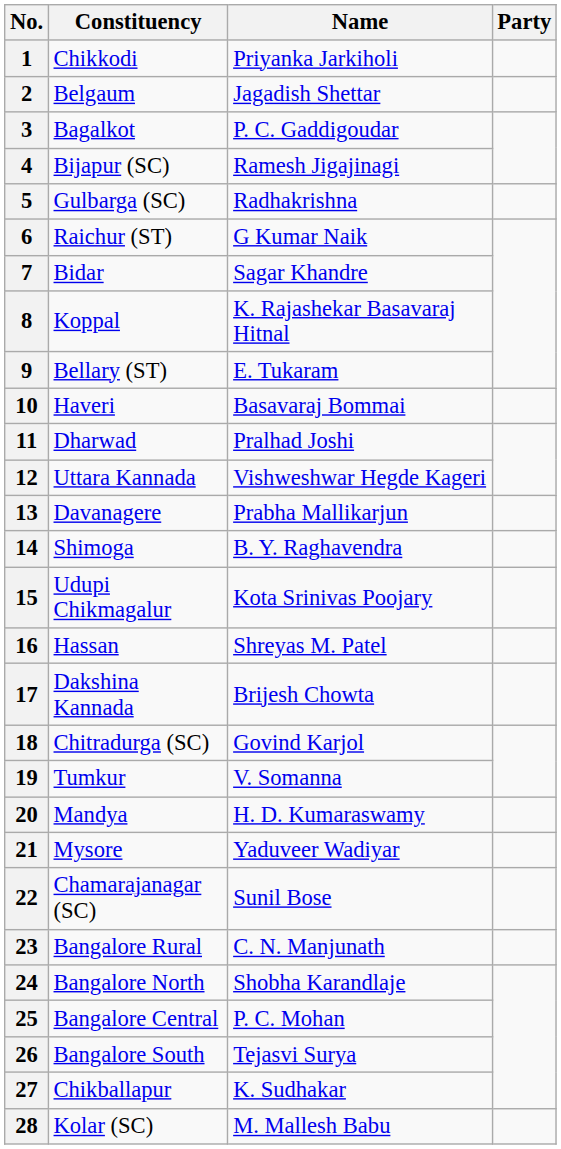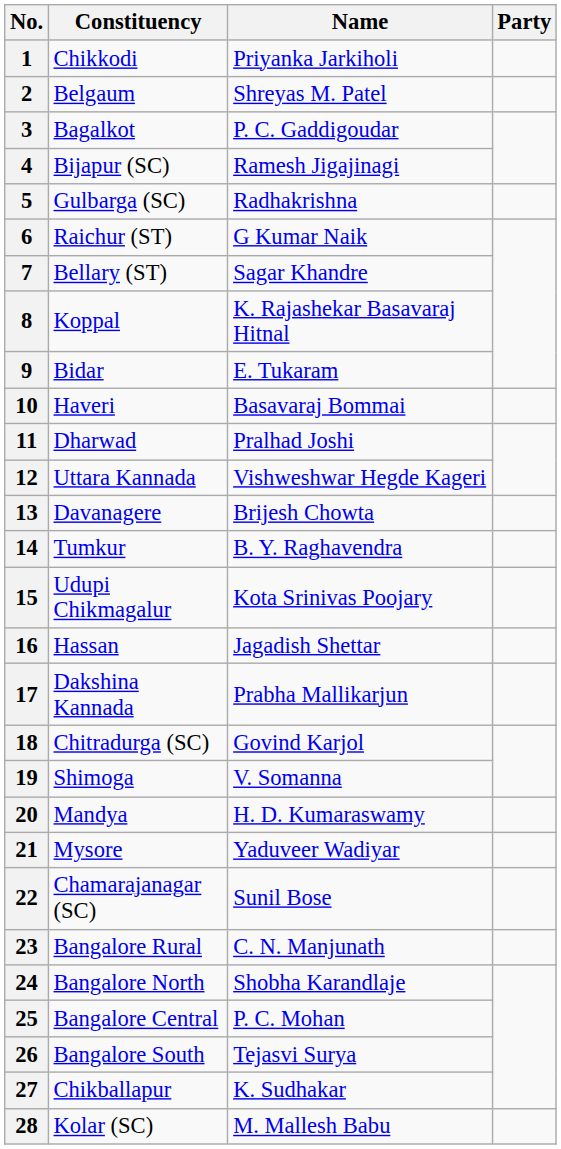(307, 93) Jagadish Shettar -> (310, 93) Shreyas M. Patel
(79, 272) Bidar -> (110, 272) Bellary (ST)
(110, 369) Bellary (ST) -> (79, 369) Bidar
(321, 512) Prabha Mallikarjun -> (304, 512) Brijesh Chowta
(94, 548) Shimoga -> (89, 548) Tumkur
(310, 645) Shreyas M. Patel -> (307, 645) Jagadish Shettar
(304, 694) Brijesh Chowta -> (321, 694) Prabha Mallikarjun
(89, 778) Tumkur -> (94, 778) Shimoga
